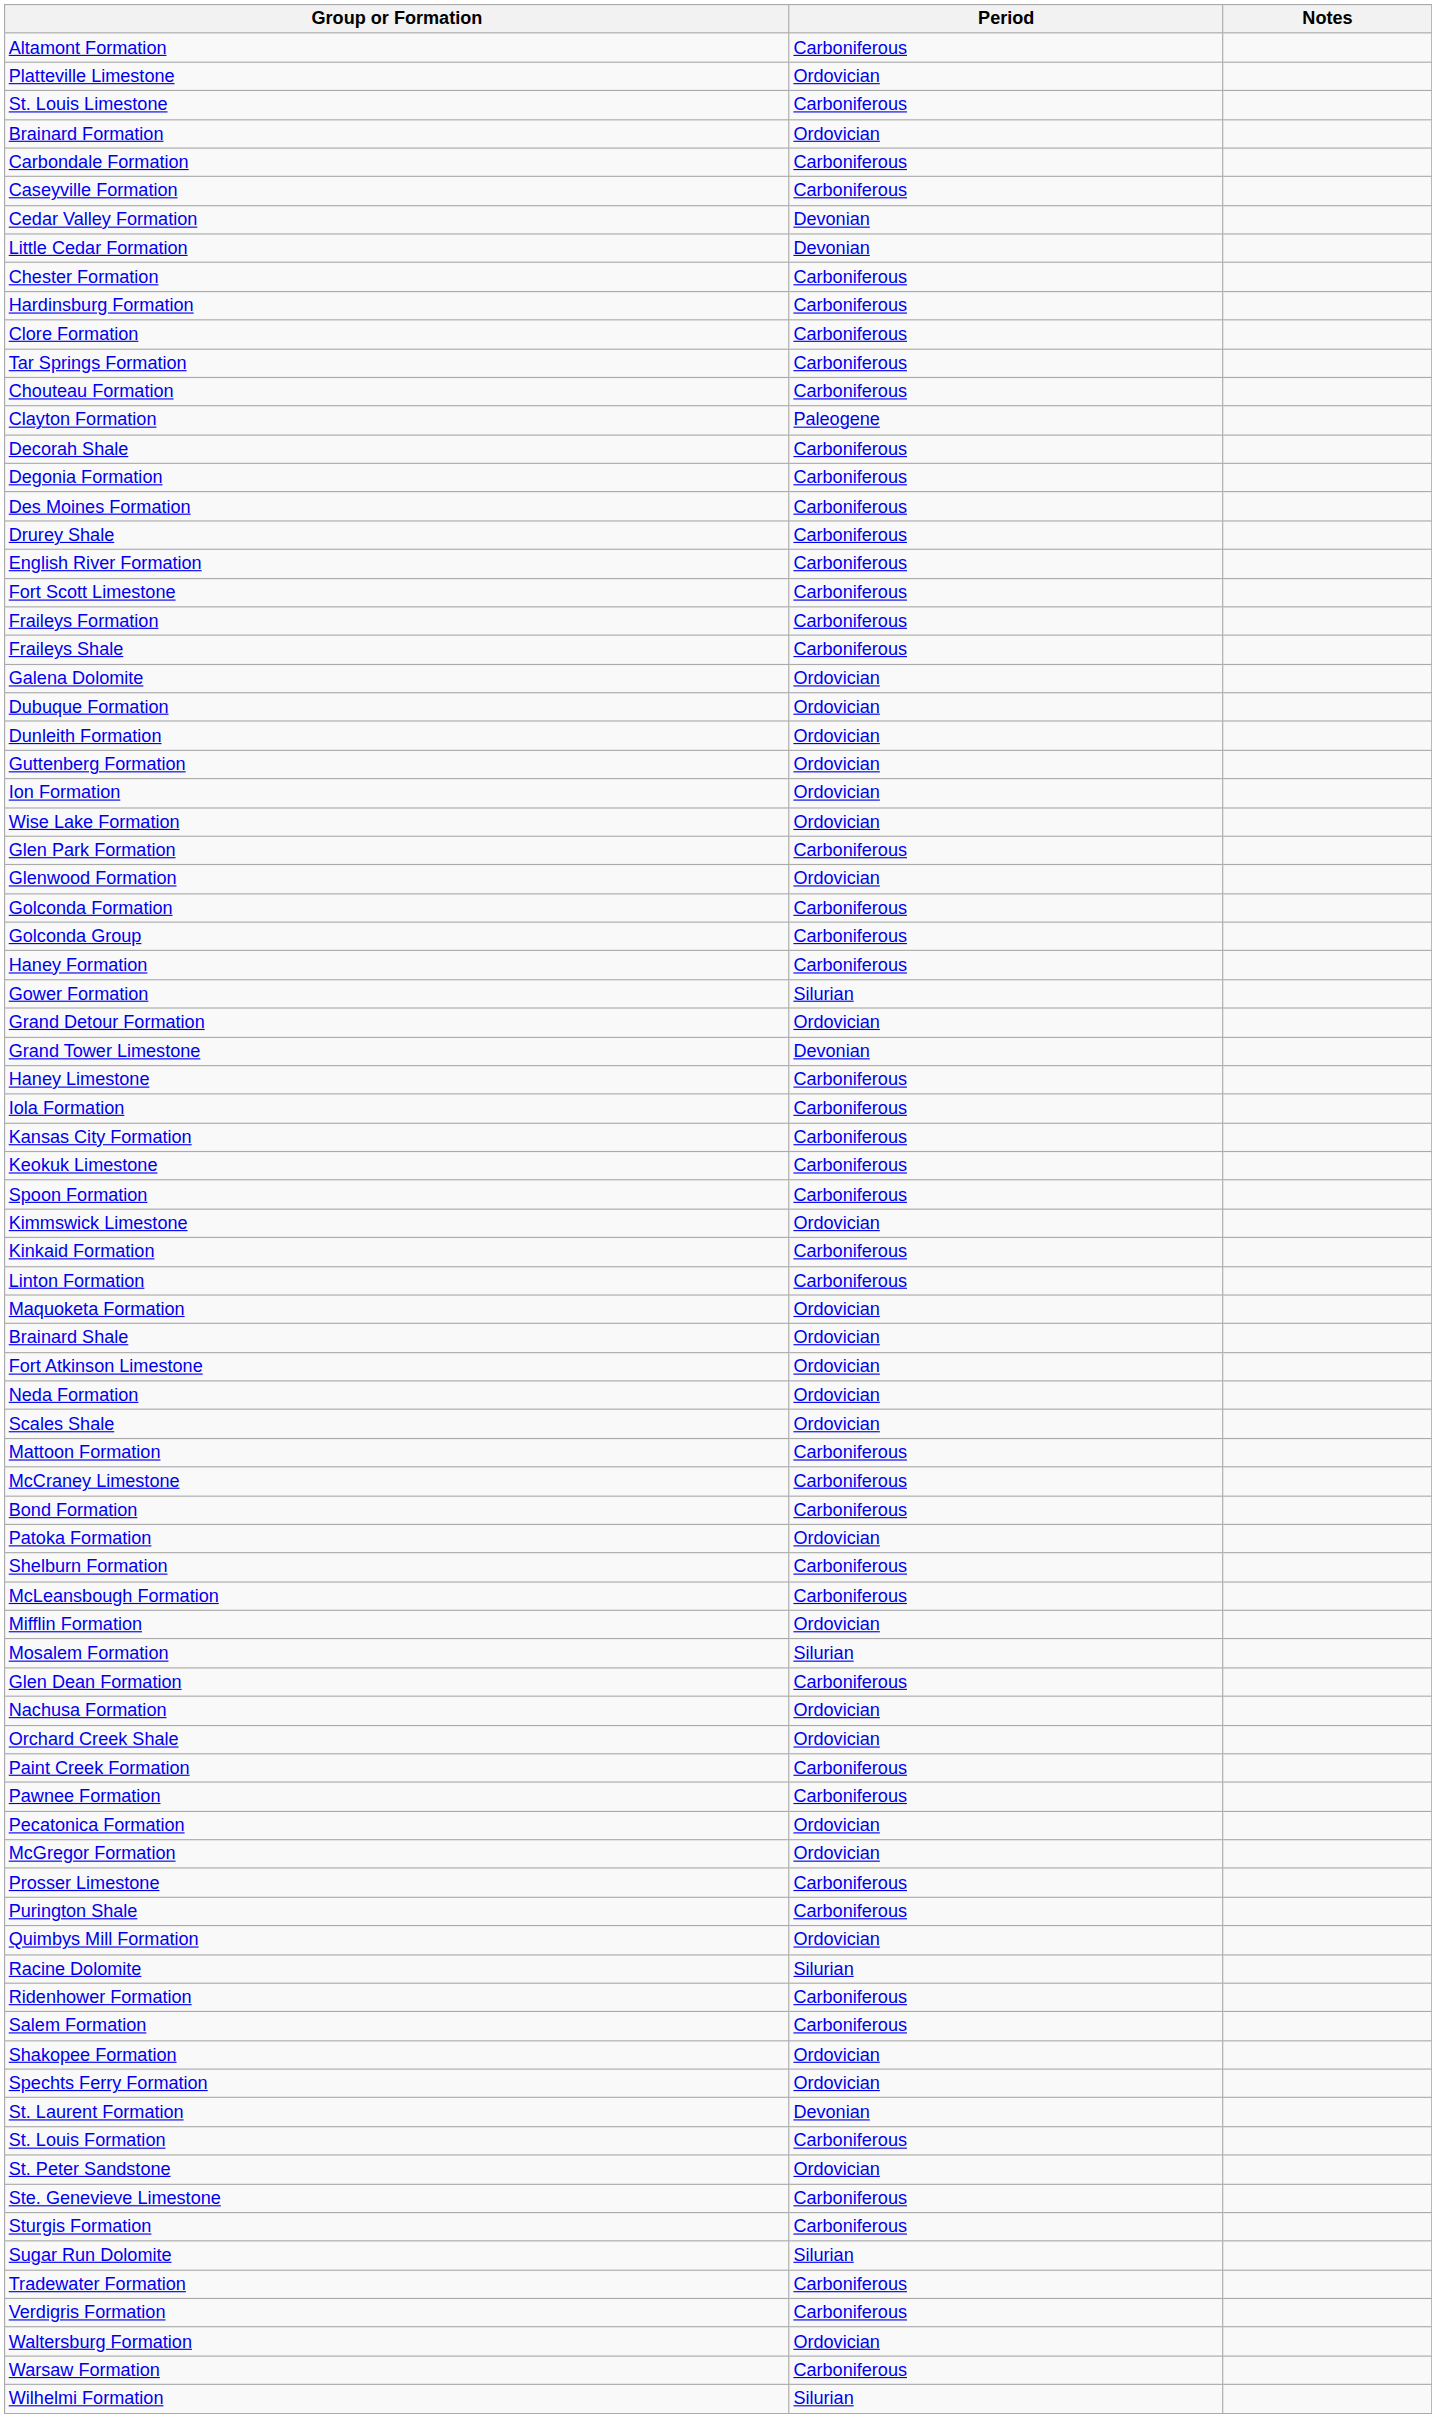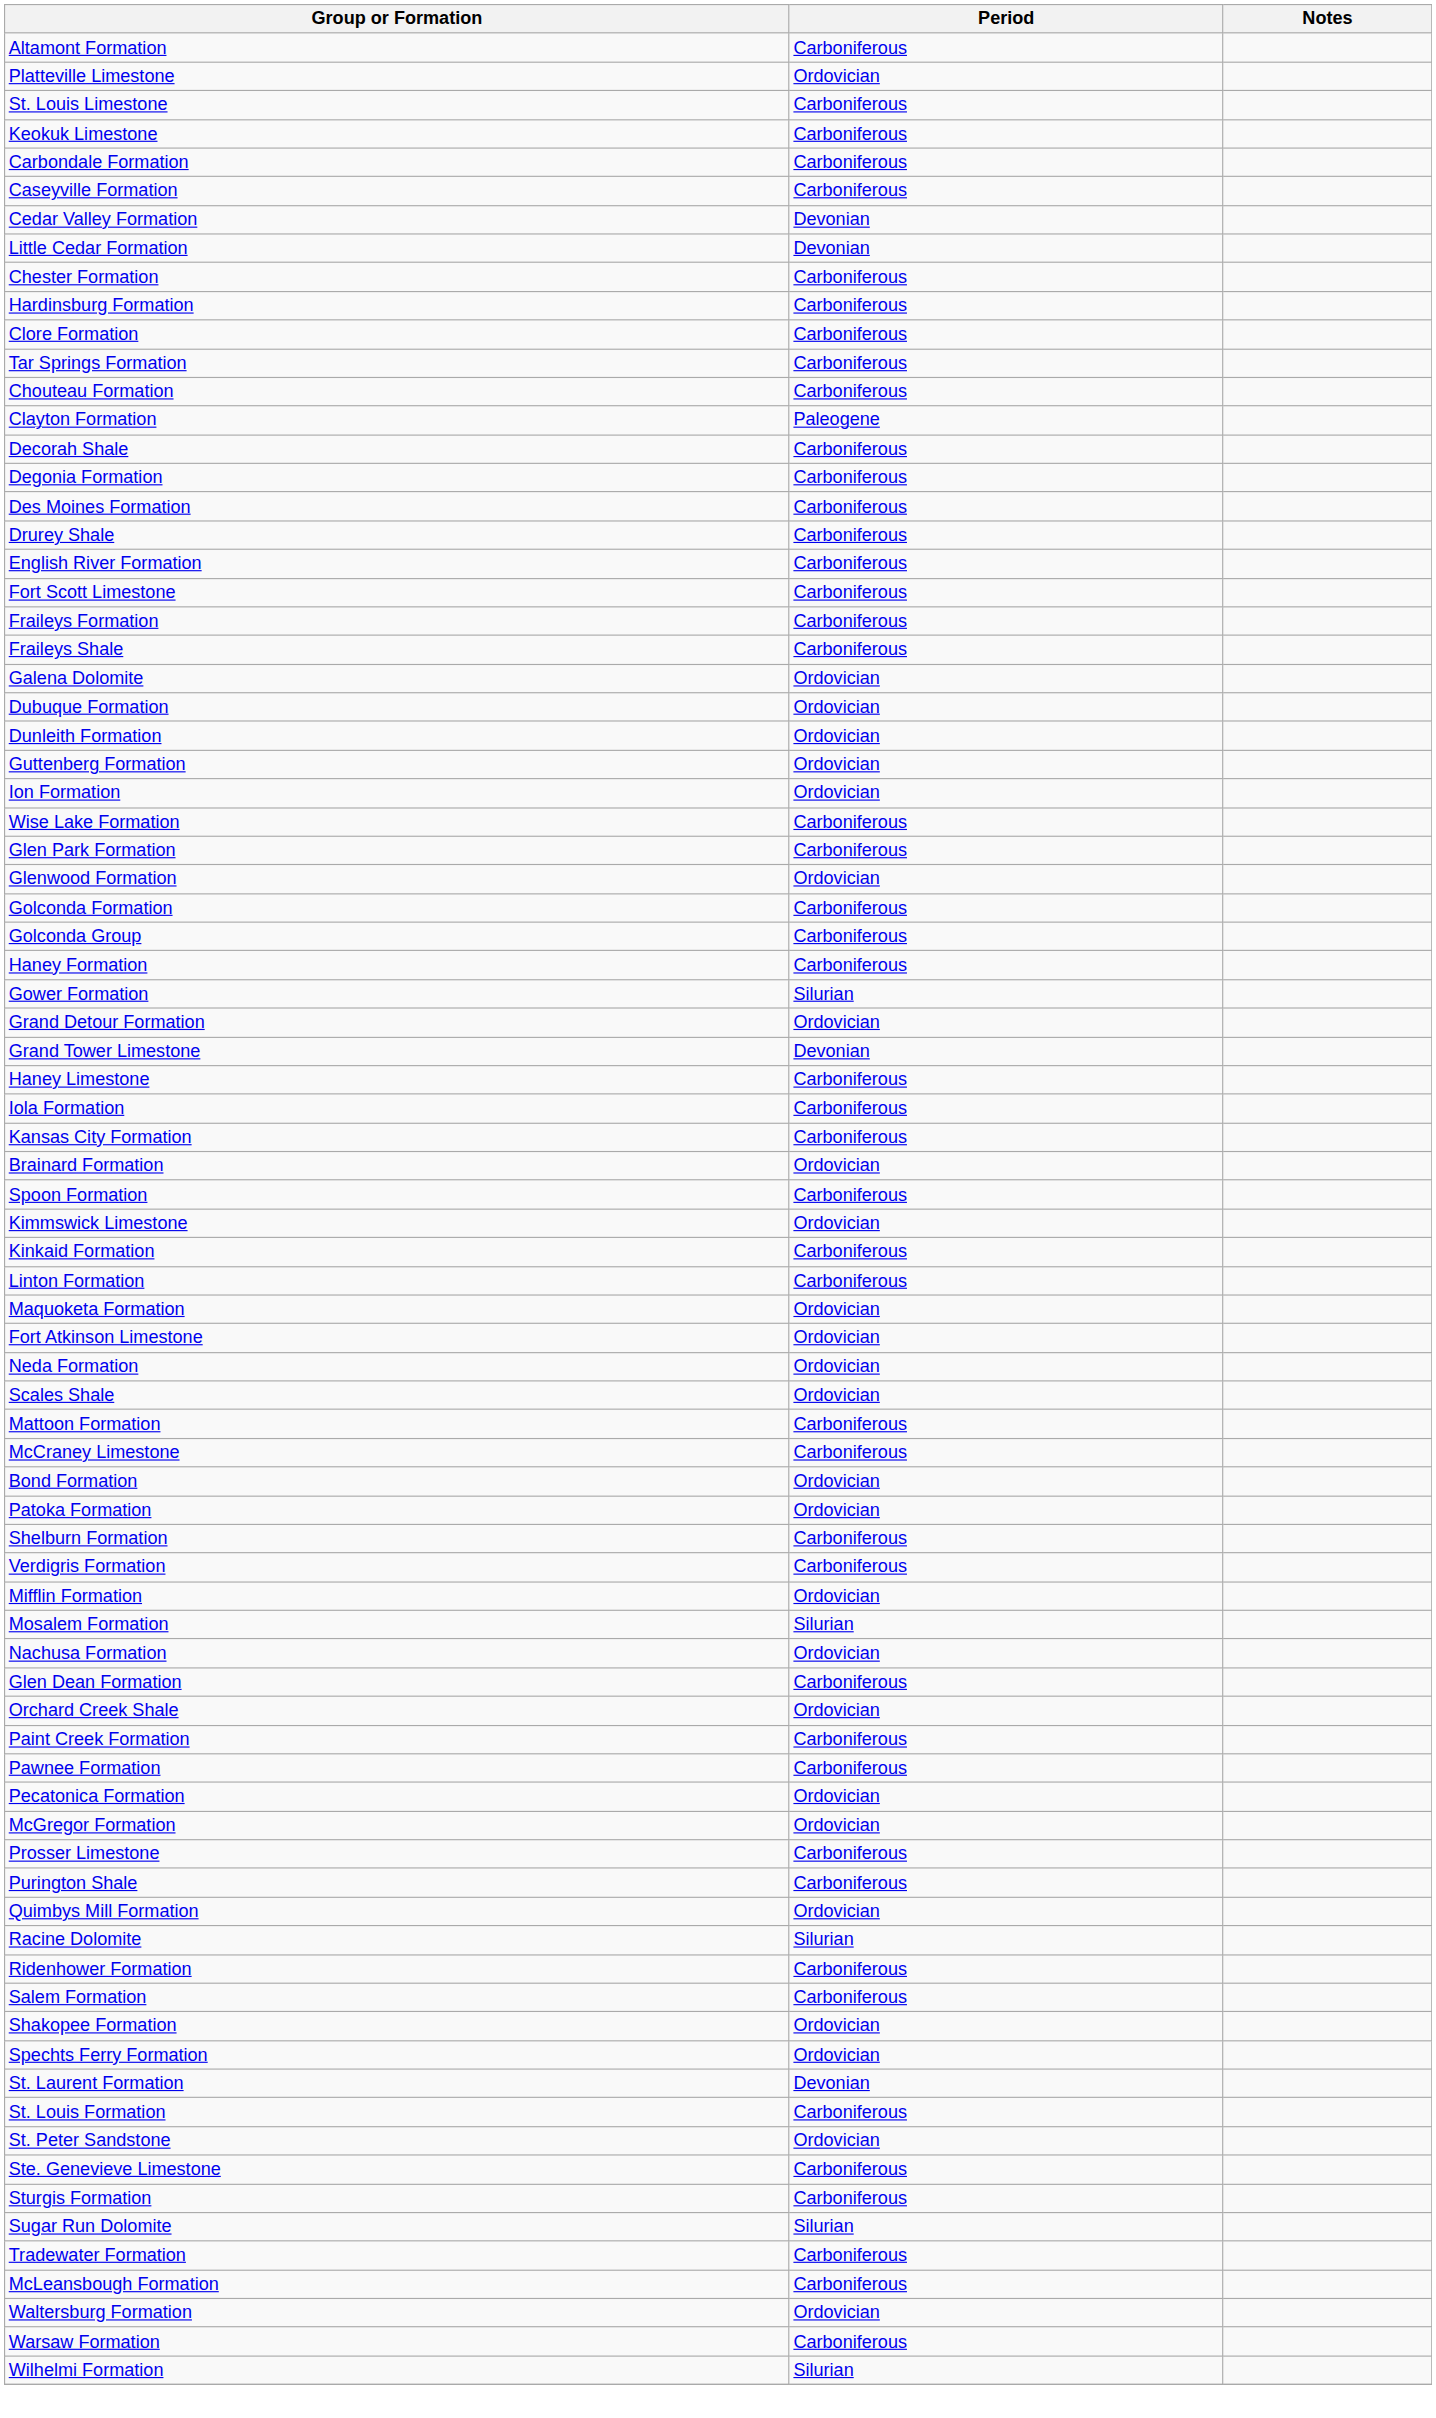rows swapped: (86, 133) <-> (83, 1165)
(837, 821) Ordovician -> (850, 821) Carboniferous
- row: (69, 1337)
(850, 1509) Carboniferous -> (837, 1481) Ordovician
rows swapped: (114, 1595) <-> (87, 2312)
rows swapped: (88, 1710) <-> (95, 1681)
